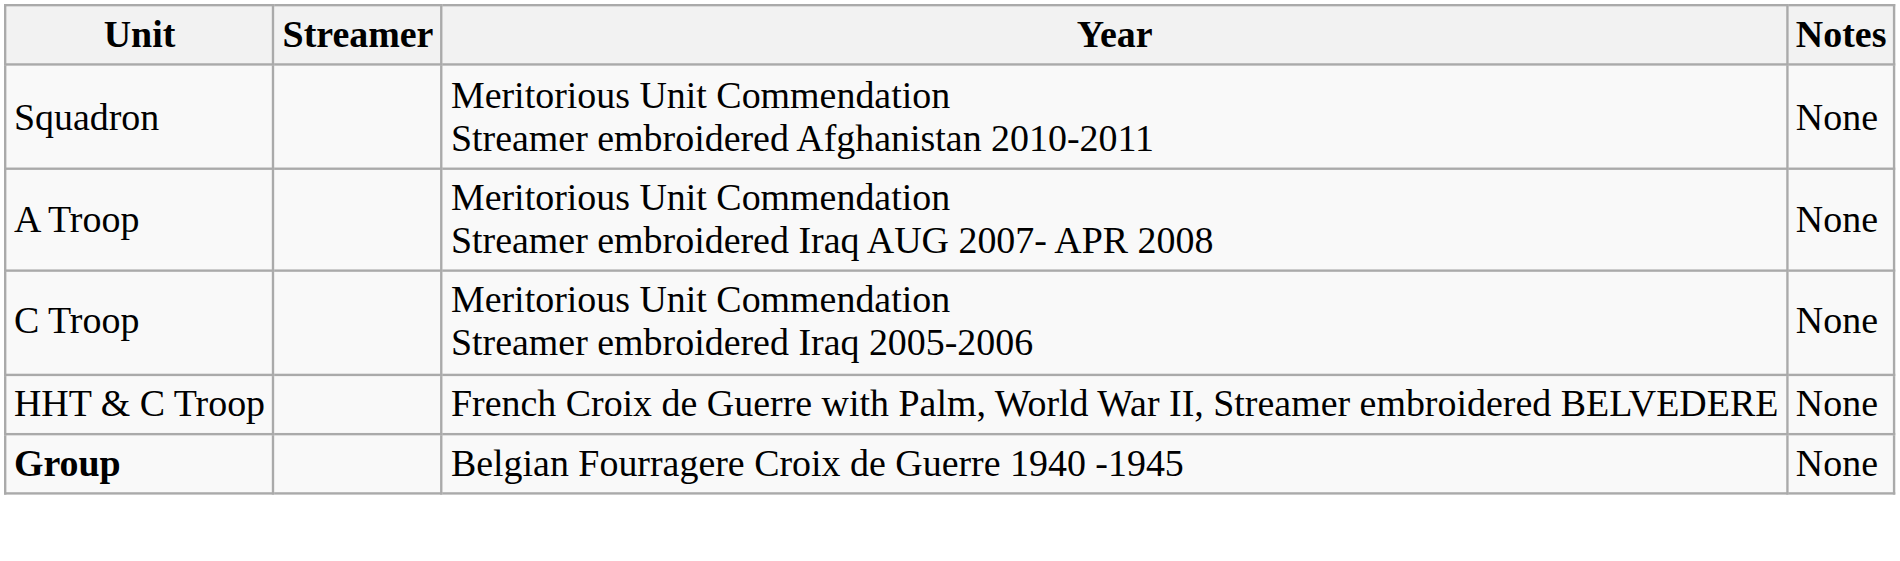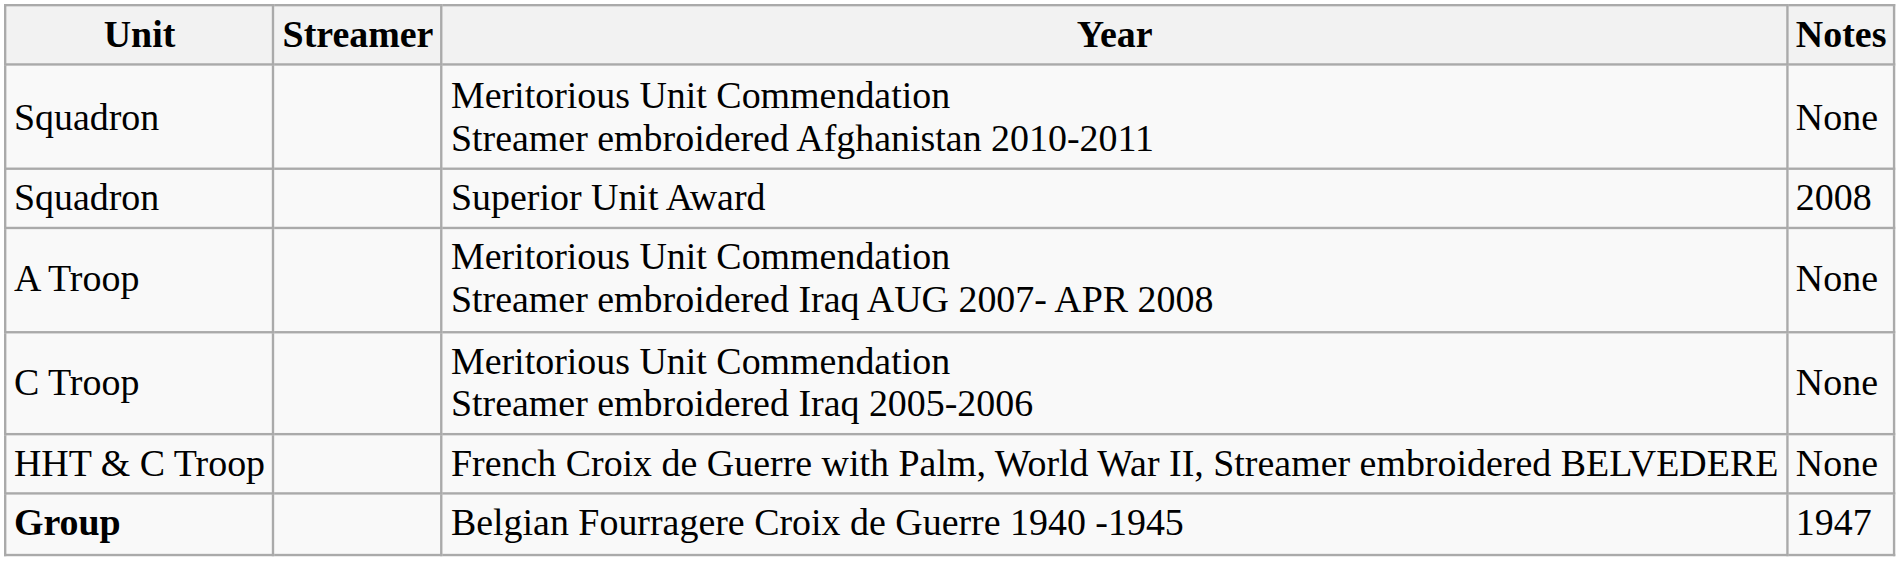+ row: (608, 197)
(1837, 463) None -> (1834, 523) 1947
